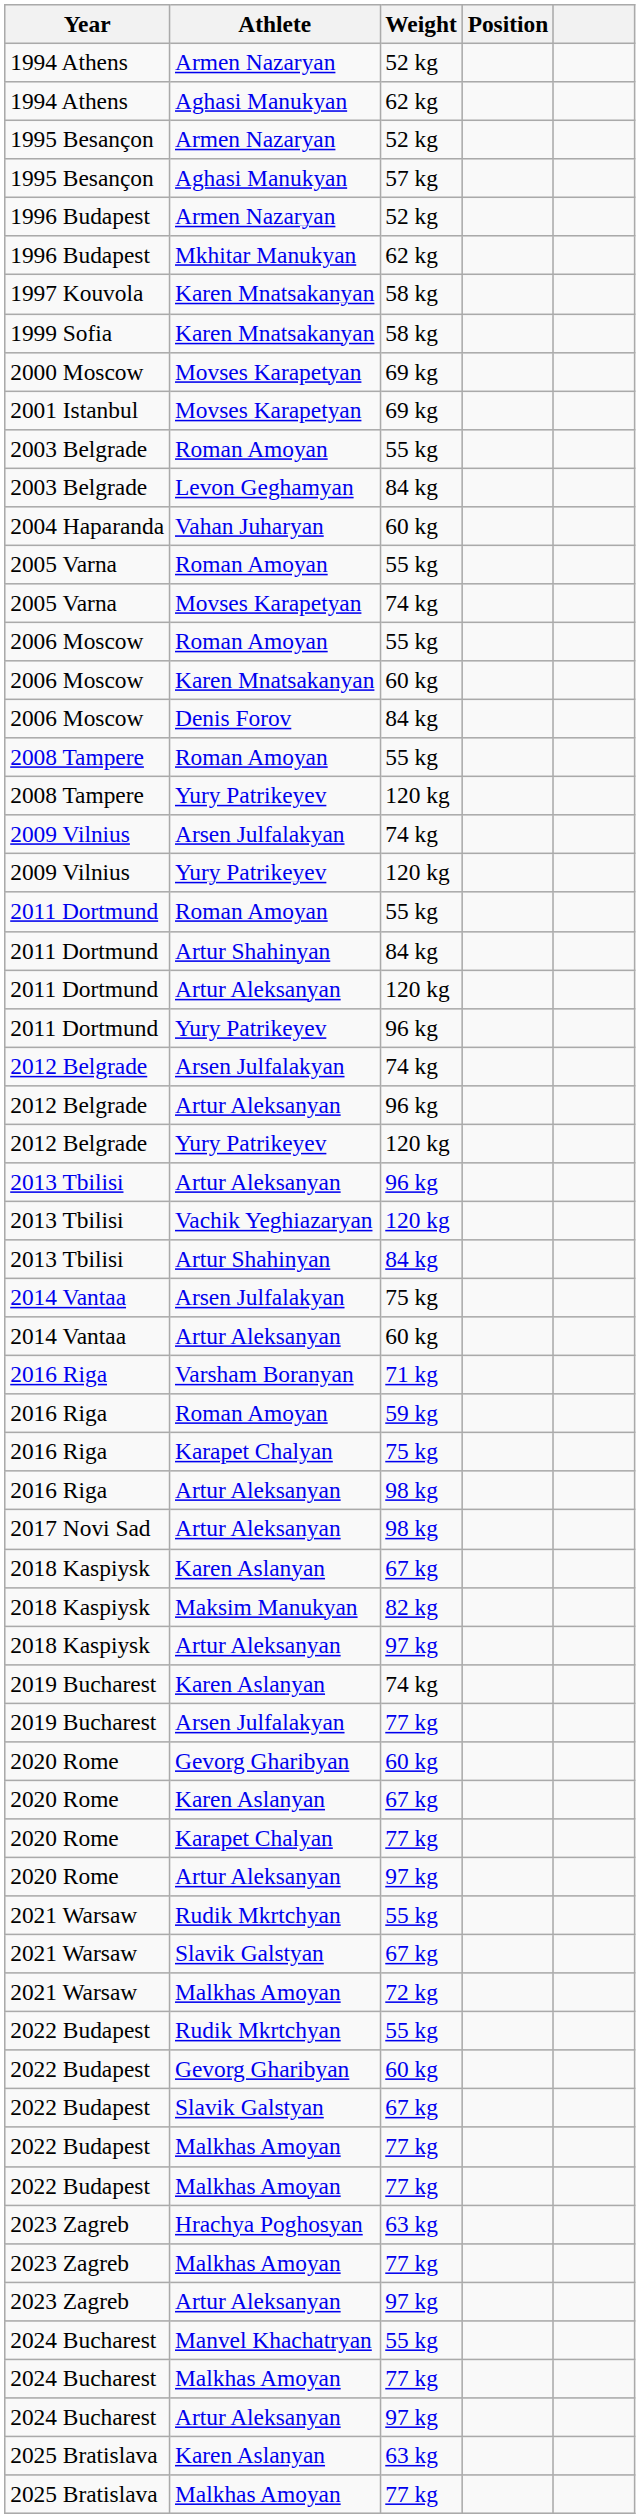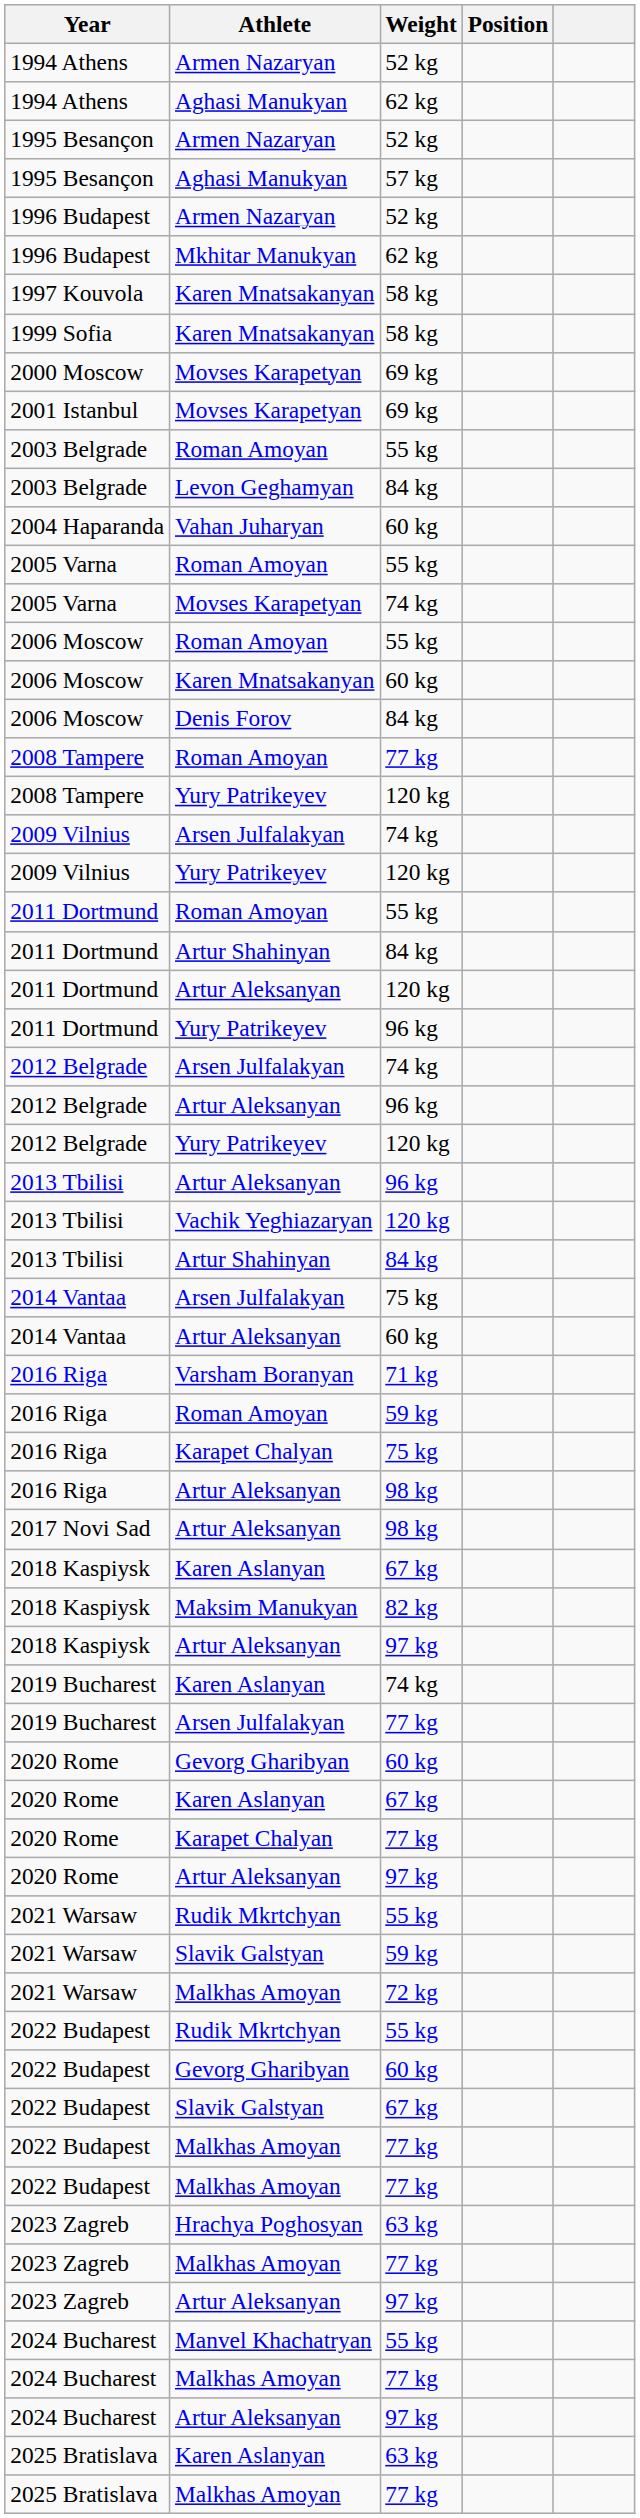(412, 757) 55 kg -> (412, 757) 77 kg
(412, 1953) 67 kg -> (412, 1953) 59 kg
